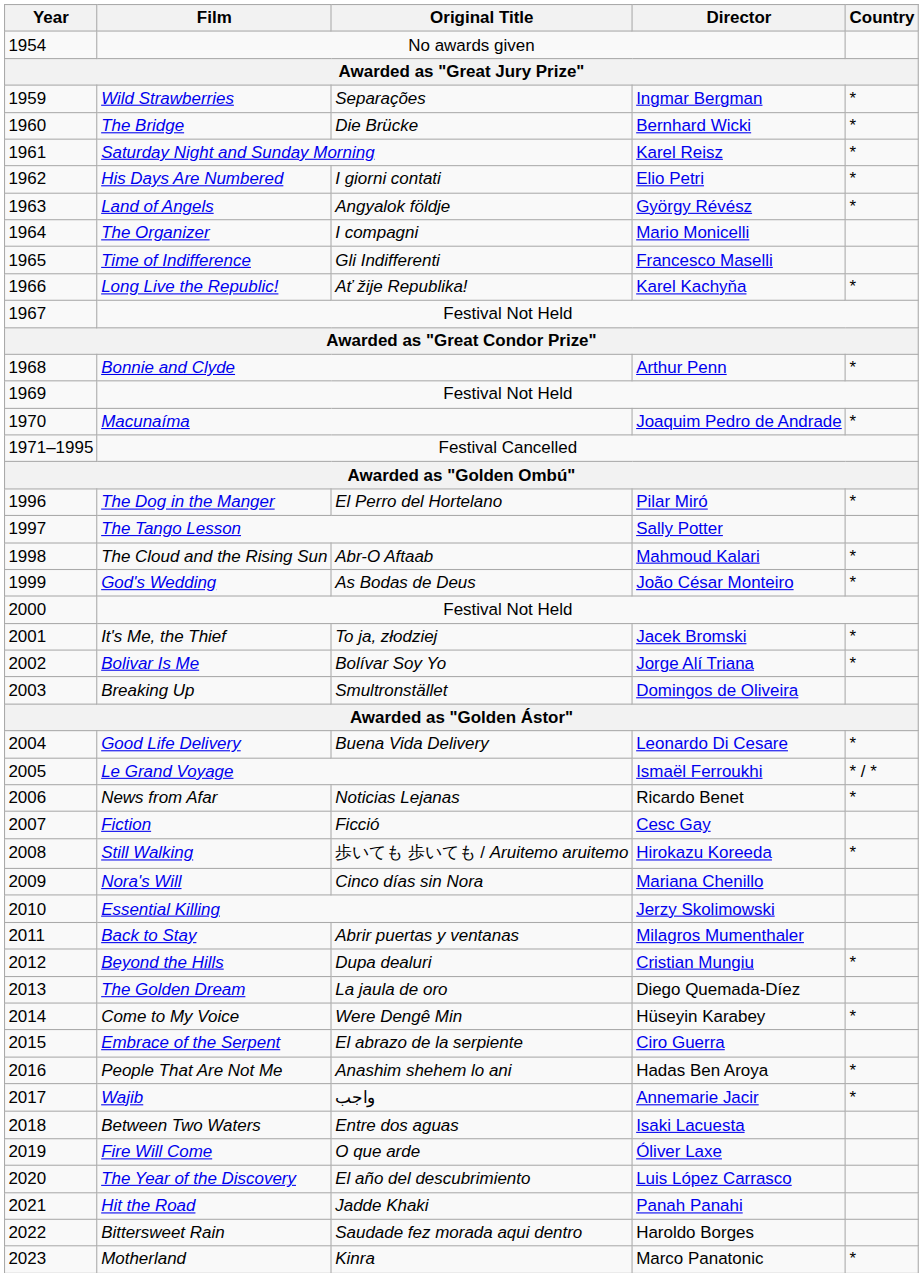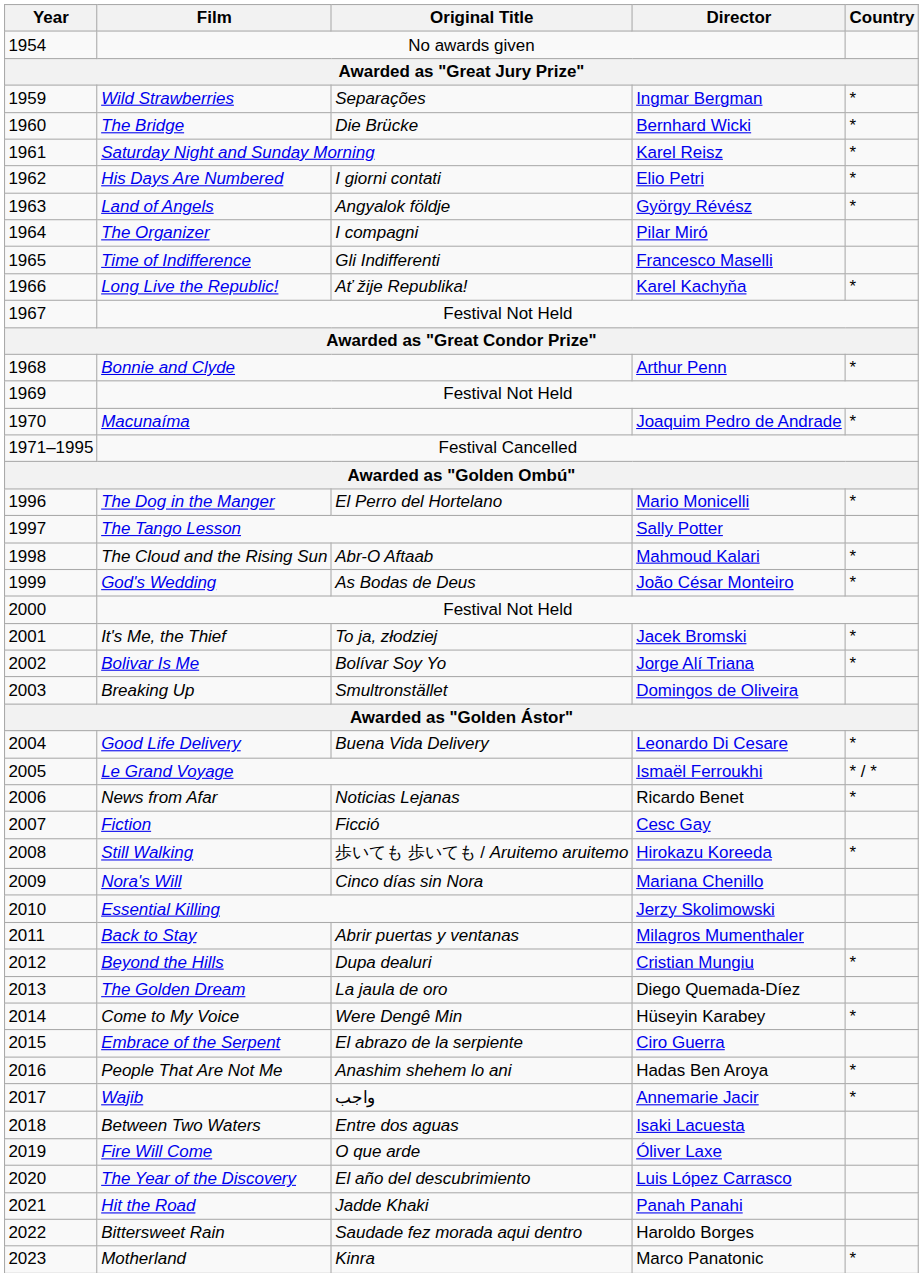(693, 233) Mario Monicelli -> (672, 233) Pilar Miró
(672, 502) Pilar Miró -> (693, 502) Mario Monicelli
